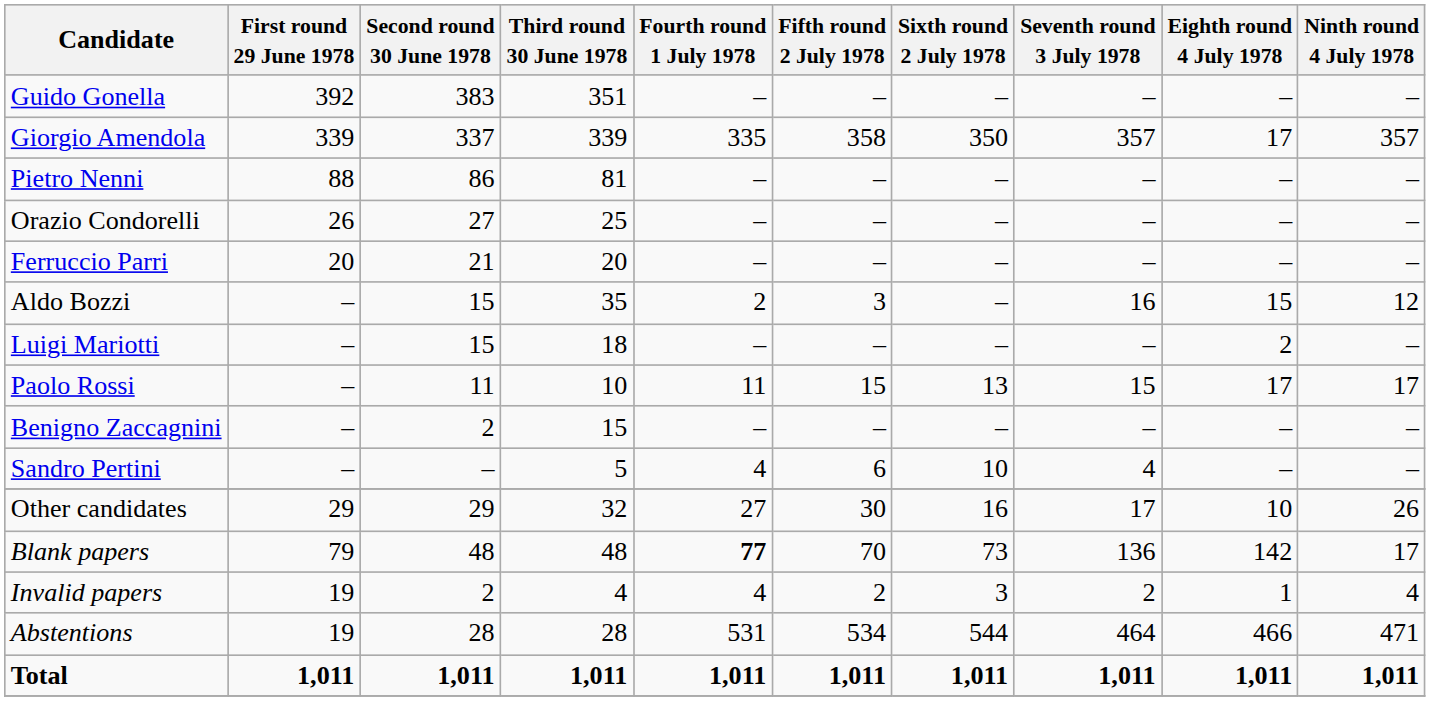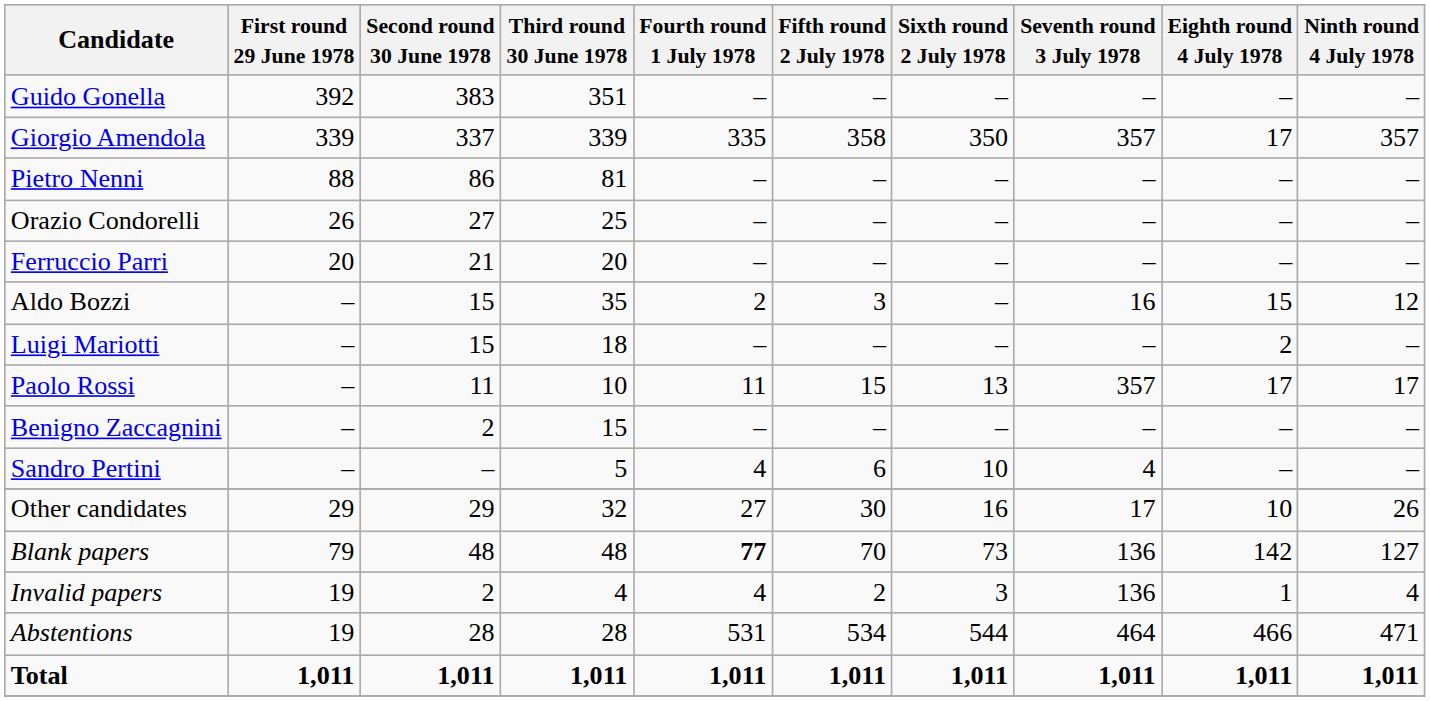(1143, 385) 15 -> (1136, 385) 357
(1406, 550) 17 -> (1400, 550) 127
(1149, 592) 2 -> (1136, 592) 136
